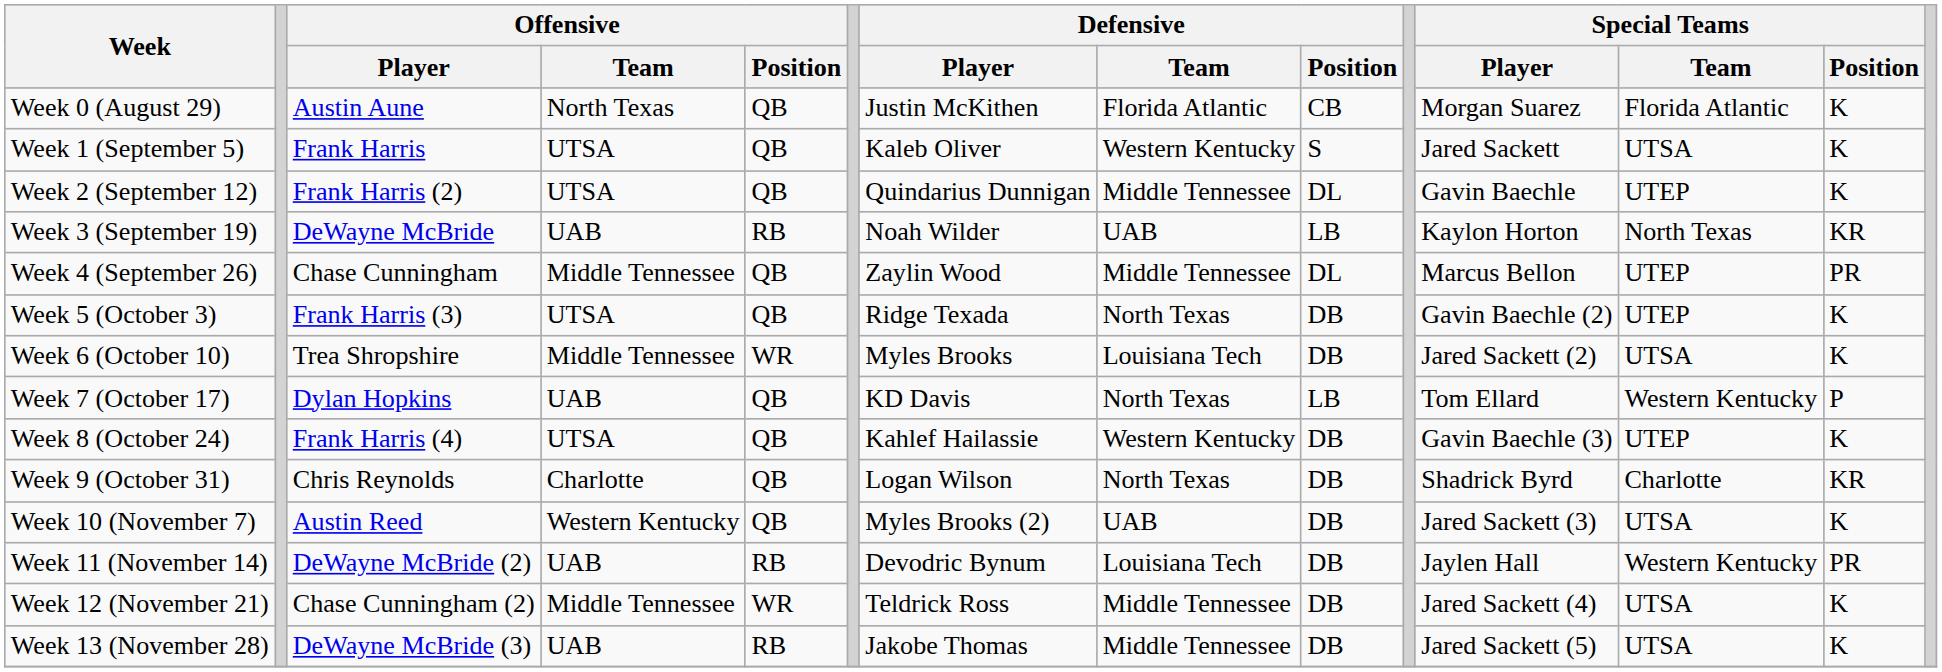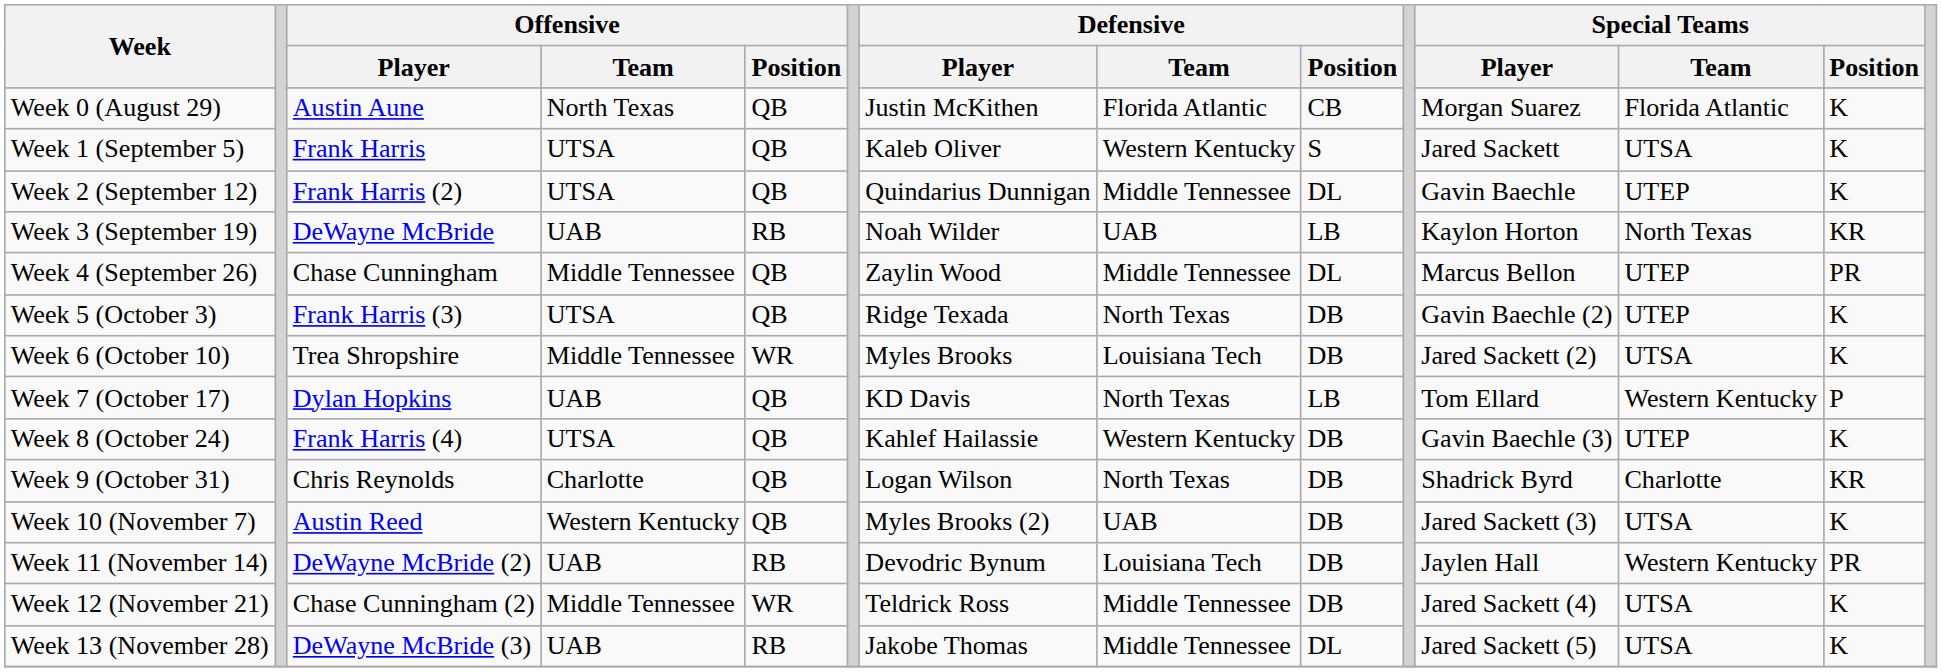(1326, 645) DB -> (1325, 645) DL
